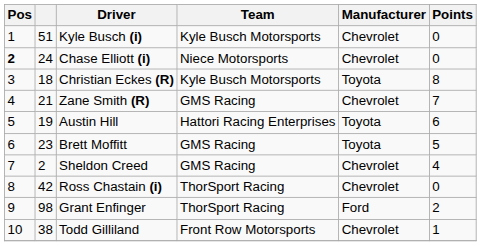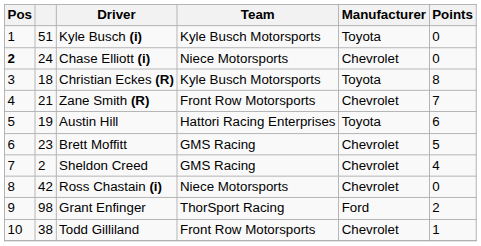(370, 36) Chevrolet -> (361, 36) Toyota
(218, 100) GMS Racing -> (248, 100) Front Row Motorsports
(361, 143) Toyota -> (370, 143) Chevrolet
(232, 186) ThorSport Racing -> (234, 186) Niece Motorsports
